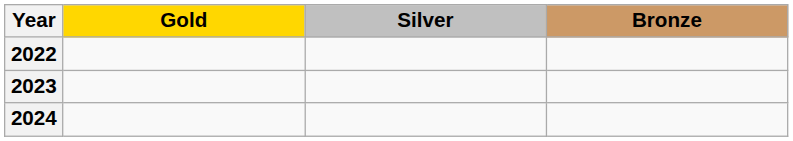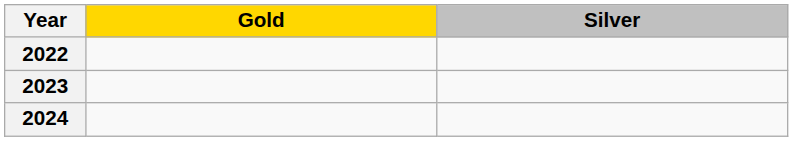- column: (667, 20)
